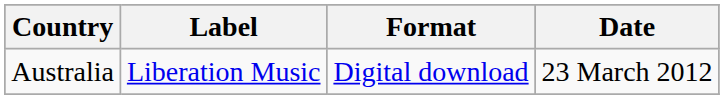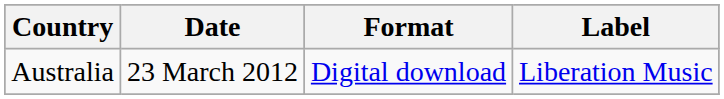columns swapped: (627, 26) <-> (224, 26)
